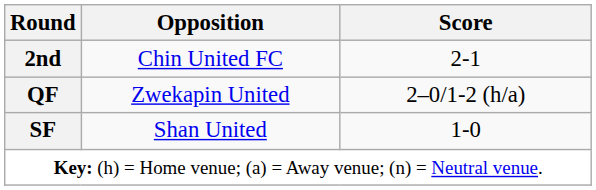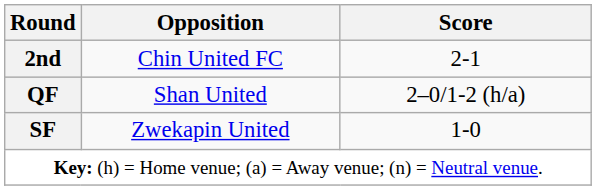(210, 94) Zwekapin United -> (210, 94) Shan United
(210, 130) Shan United -> (210, 130) Zwekapin United
